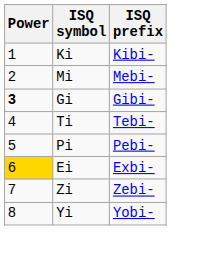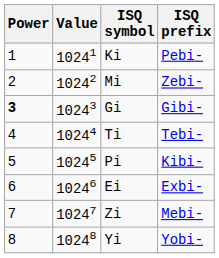+ column: (77, 24)
(134, 55) Kibi- -> (182, 56) Pebi-
(134, 77) Mebi- -> (182, 83) Zebi-
(134, 145) Pebi- -> (182, 161) Kibi-
(12, 168) gold background -> (12, 188) no background
(134, 191) Zebi- -> (182, 214) Mebi-
